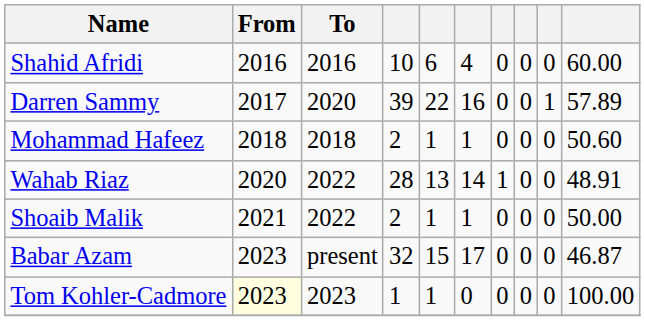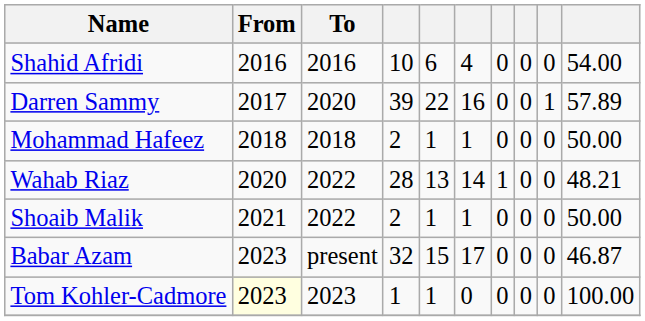(594, 62) 60.00 -> (594, 62) 54.00
(594, 140) 50.60 -> (594, 140) 50.00
(594, 179) 48.91 -> (594, 179) 48.21
